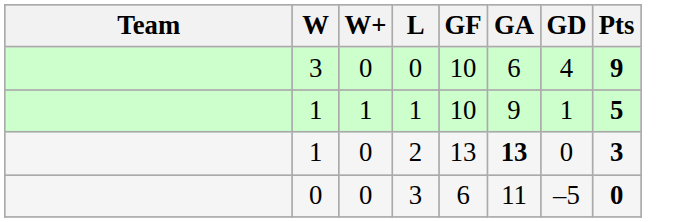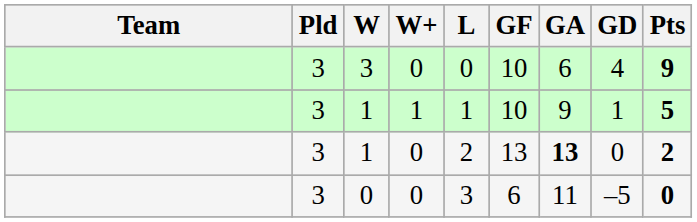+ column: (318, 25)
(617, 152) 3 -> (668, 152) 2
